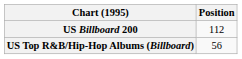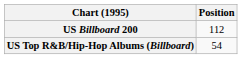(217, 45) 56 -> (217, 45) 54
